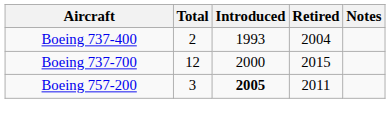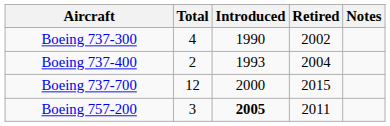+ row: (89, 39)
